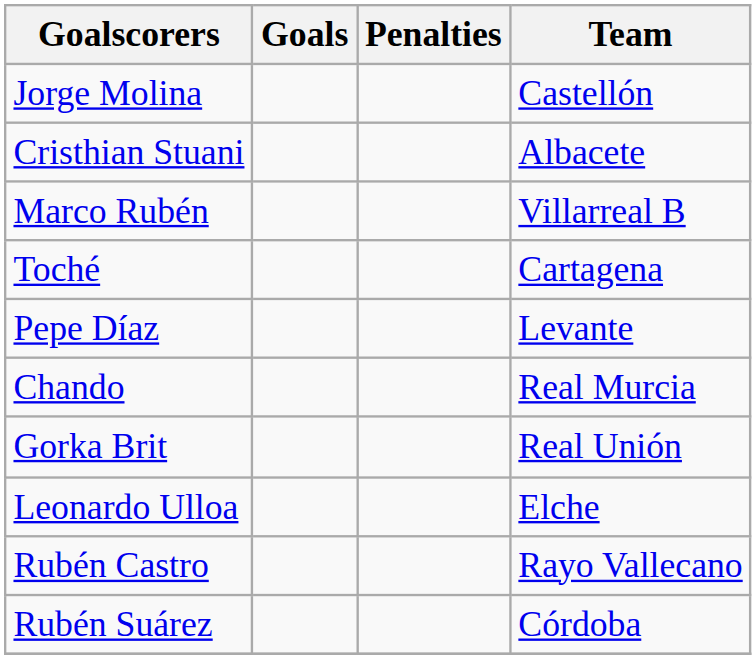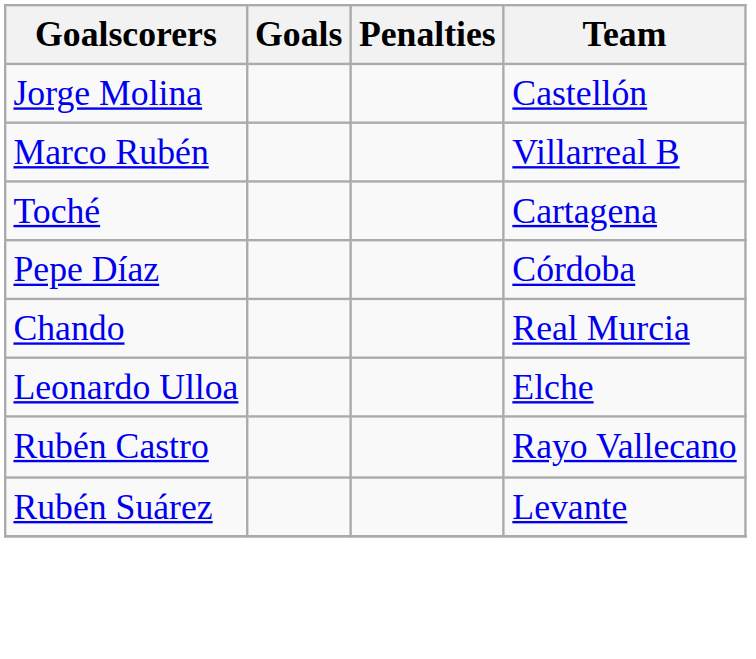- row: (129, 151)
(576, 328) Levante -> (574, 269) Córdoba
- row: (90, 446)
(580, 623) Córdoba -> (570, 505) Levante
